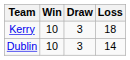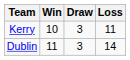(110, 30) 18 -> (110, 30) 11
(52, 47) 10 -> (52, 47) 11
